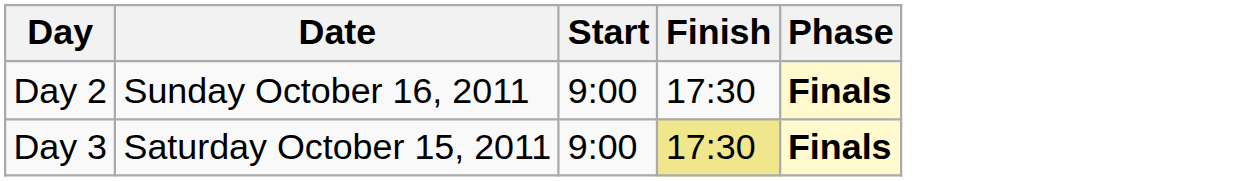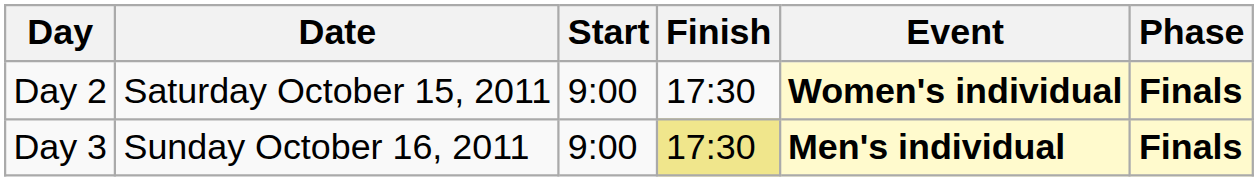+ column: (955, 32)
(326, 89) Sunday October 16, 2011 -> (337, 89) Saturday October 15, 2011
(337, 146) Saturday October 15, 2011 -> (326, 146) Sunday October 16, 2011
